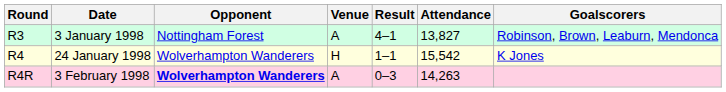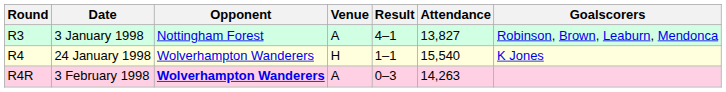(440, 55) 15,542 -> (440, 55) 15,540
